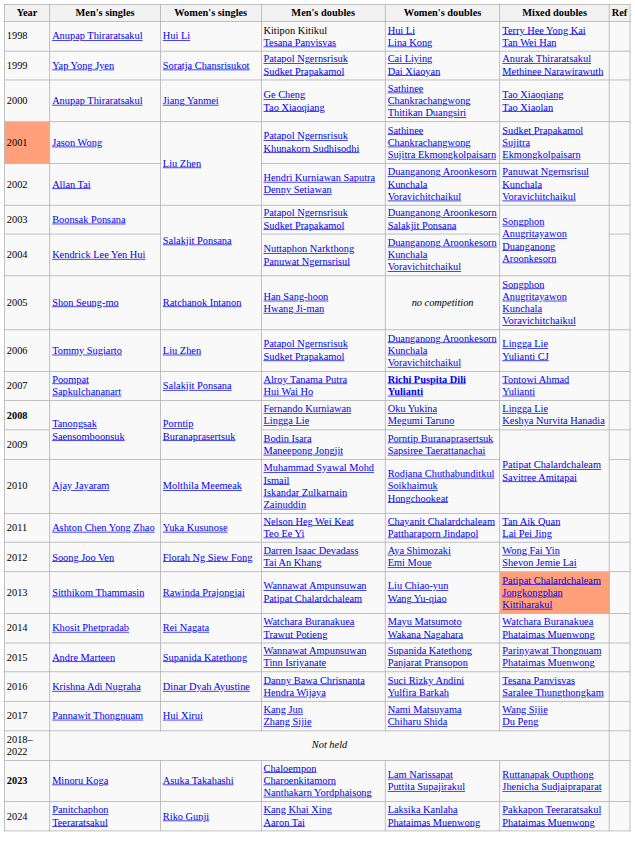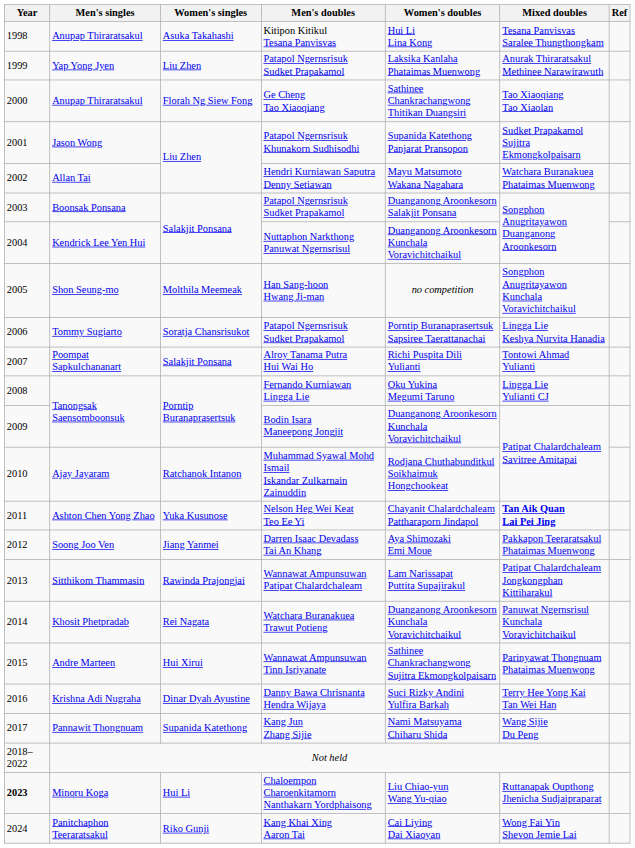(177, 36) Hui Li -> (198, 36) Asuka Takahashi
(544, 36) Terry Hee Yong Kai Tan Wei Han -> (553, 36) Tesana Panvisvas Saralee Thungthongkam
(206, 66) Soratja Chansrisukot -> (182, 66) Liu Zhen
(414, 66) Cai Liying Dai Xiaoyan -> (434, 66) Laksika Kanlaha Phataimas Muenwong
(191, 101) Jiang Yanmei -> (208, 101) Florah Ng Siew Fong
(17, 143) lightsalmon background -> (17, 143) no background
(442, 143) Sathinee Chankrachangwong Sujitra Ekmongkolpaisarn -> (430, 143) Supanida Katethong Panjarat Pransopon
(442, 184) Duanganong Aroonkesorn Kunchala Voravichitchaikul -> (425, 178) Mayu Matsumoto Wakana Nagahara
(546, 184) Panuwat Ngernsrisul Kunchala Voravichitchaikul -> (549, 178) Watchara Buranakuea Phataimas Muenwong
(202, 303) Ratchanok Intanon -> (202, 291) Molthila Meemeak
(182, 350) Liu Zhen -> (206, 332) Soratja Chansrisukot
(442, 350) Duanganong Aroonkesorn Kunchala Voravichitchaikul -> (440, 332) Porntip Buranaprasertsuk Sapsiree Taerattanachai
(526, 350) Lingga Lie Yulianti CJ -> (554, 332) Lingga Lie Keshya Nurvita Hanadia
(427, 386) bold -> (425, 361) normal
(17, 415) bold -> (17, 391) normal
(554, 415) Lingga Lie Keshya Nurvita Hanadia -> (526, 391) Lingga Lie Yulianti CJ
(440, 445) Porntip Buranaprasertsuk Sapsiree Taerattanachai -> (442, 426) Duanganong Aroonkesorn Kunchala Voravichitchaikul
(202, 486) Molthila Meemeak -> (202, 474) Ratchanok Intanon
(531, 528) normal -> (534, 516) bold
(208, 557) Florah Ng Siew Fong -> (191, 545) Jiang Yanmei
(539, 557) Wong Fai Yin Shevon Jemie Lai -> (552, 545) Pakkapon Teeraratsakul Phataimas Muenwong
(418, 593) Liu Chiao-yun Wang Yu-qiao -> (426, 580) Lam Narissapat Puttita Supajirakul
(552, 593) lightsalmon background -> (552, 580) no background
(425, 628) Mayu Matsumoto Wakana Nagahara -> (442, 622) Duanganong Aroonkesorn Kunchala Voravichitchaikul
(549, 628) Watchara Buranakuea Phataimas Muenwong -> (546, 622) Panuwat Ngernsrisul Kunchala Voravichitchaikul
(205, 657) Supanida Katethong -> (183, 663) Hui Xirui
(430, 657) Supanida Katethong Panjarat Pransopon -> (442, 663) Sathinee Chankrachangwong Sujitra Ekmongkolpaisarn
(553, 687) Tesana Panvisvas Saralee Thungthongkam -> (544, 699) Terry Hee Yong Kai Tan Wei Han
(183, 716) Hui Xirui -> (205, 728) Supanida Katethong
(198, 781) Asuka Takahashi -> (177, 793) Hui Li
(426, 781) Lam Narissapat Puttita Supajirakul -> (418, 793) Liu Chiao-yun Wang Yu-qiao
(434, 816) Laksika Kanlaha Phataimas Muenwong -> (414, 829) Cai Liying Dai Xiaoyan
(552, 816) Pakkapon Teeraratsakul Phataimas Muenwong -> (539, 829) Wong Fai Yin Shevon Jemie Lai
